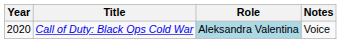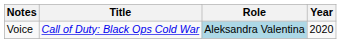columns swapped: (19, 13) <-> (319, 13)
